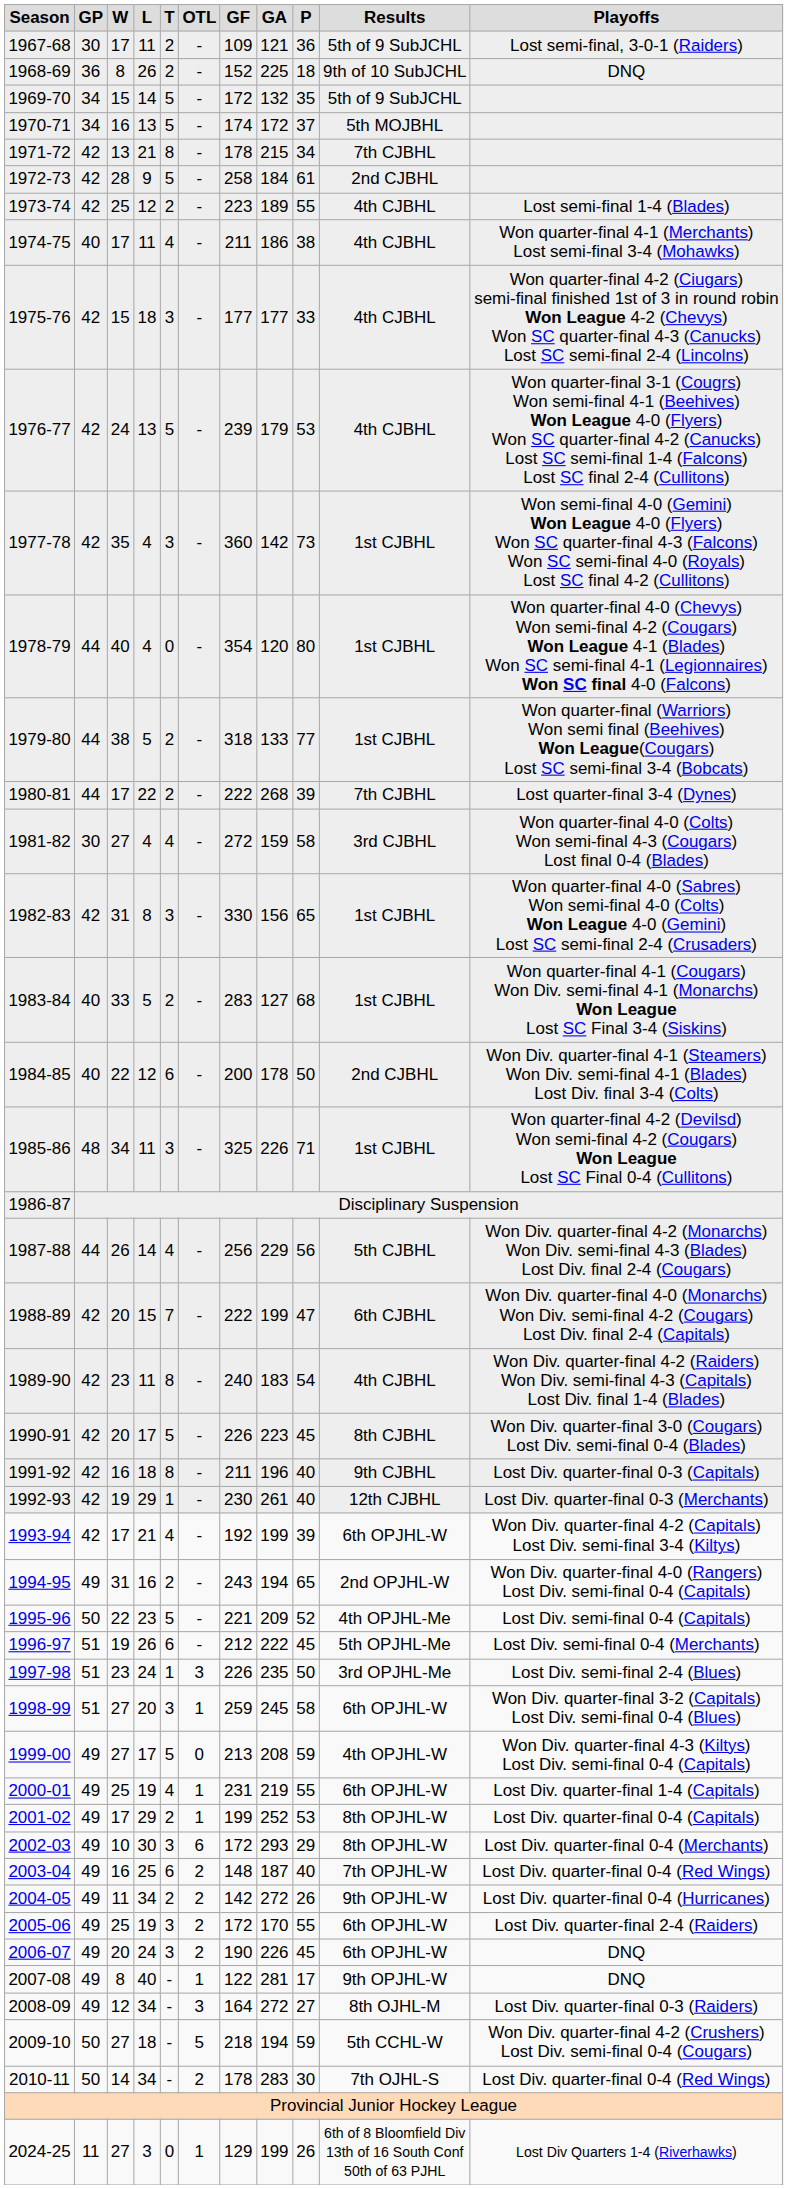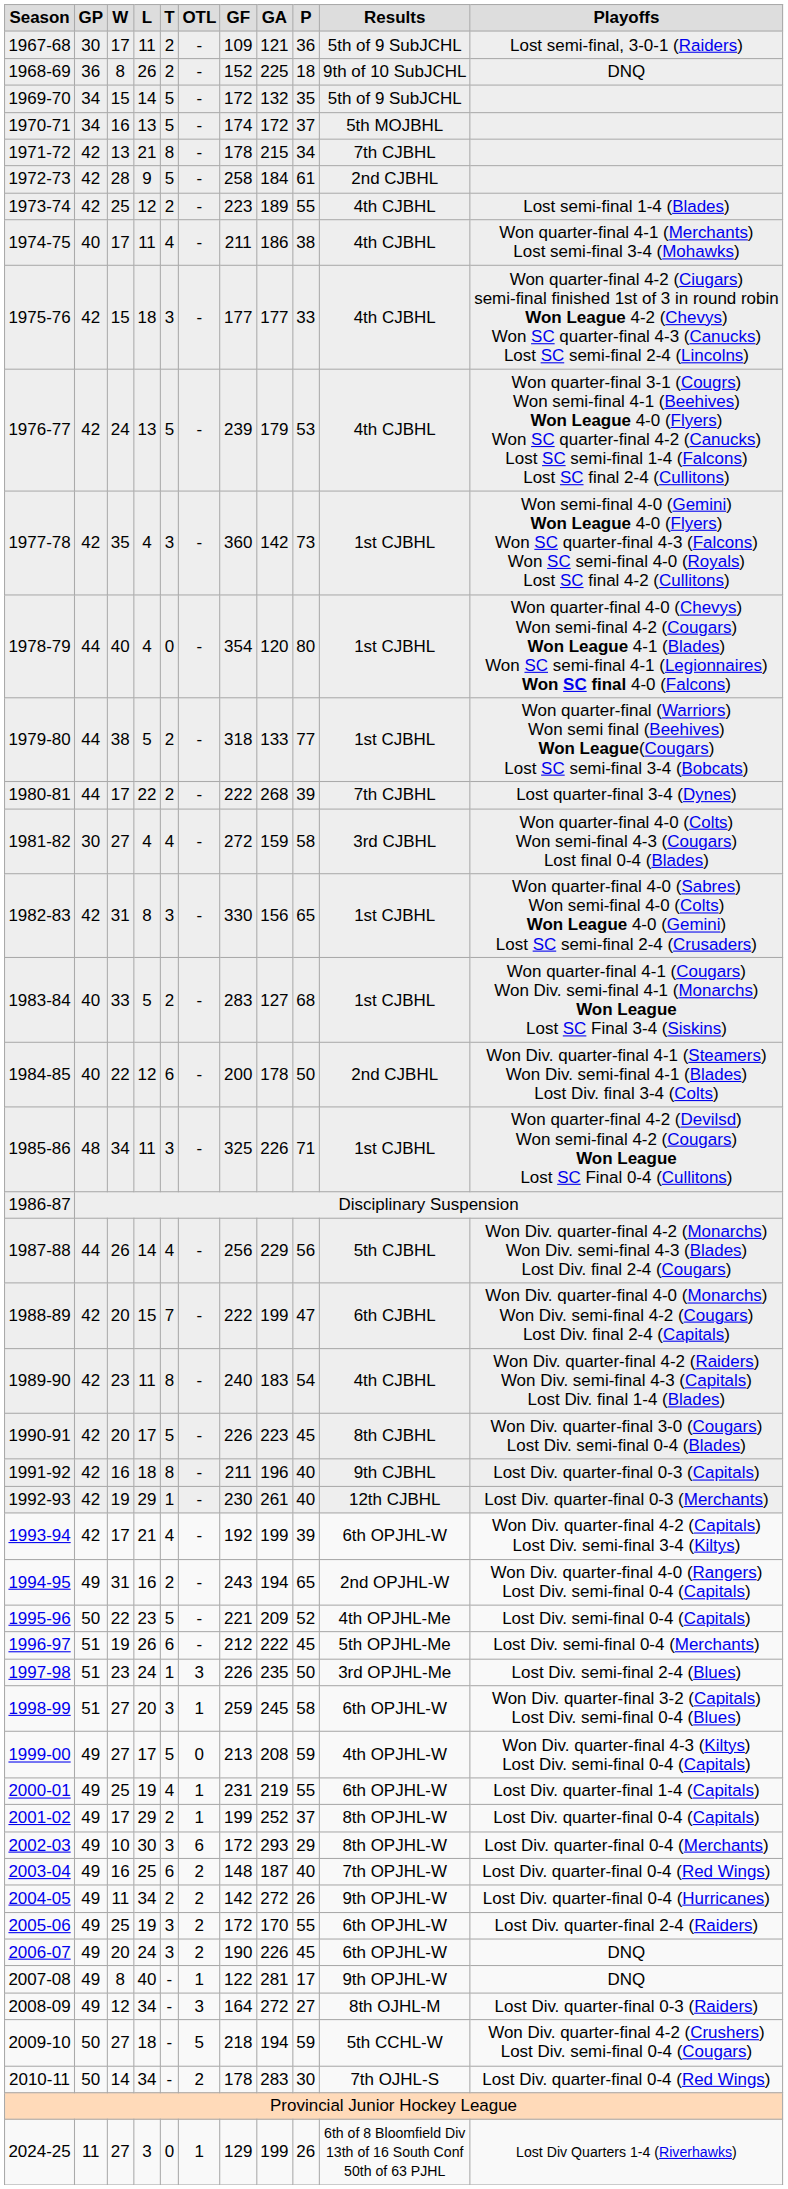(306, 1817) 53 -> (306, 1817) 37
